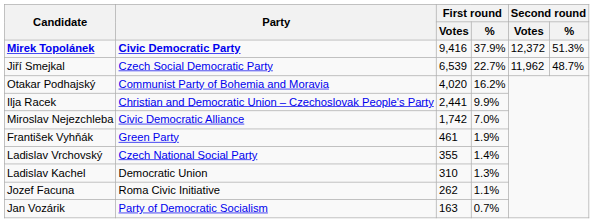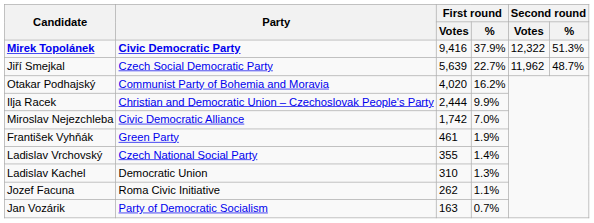(528, 48) 12,372 -> (528, 48) 12,322
(453, 66) 6,539 -> (453, 66) 5,639
(453, 102) 2,441 -> (453, 102) 2,444
